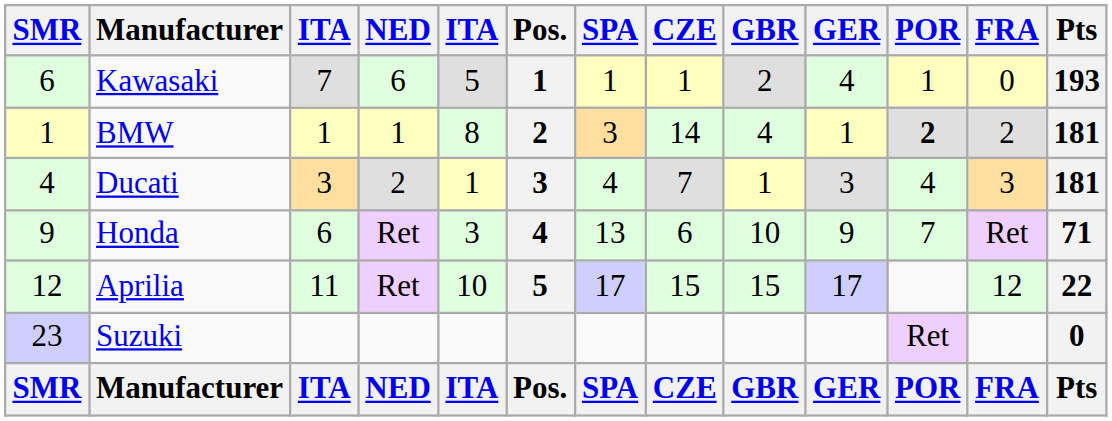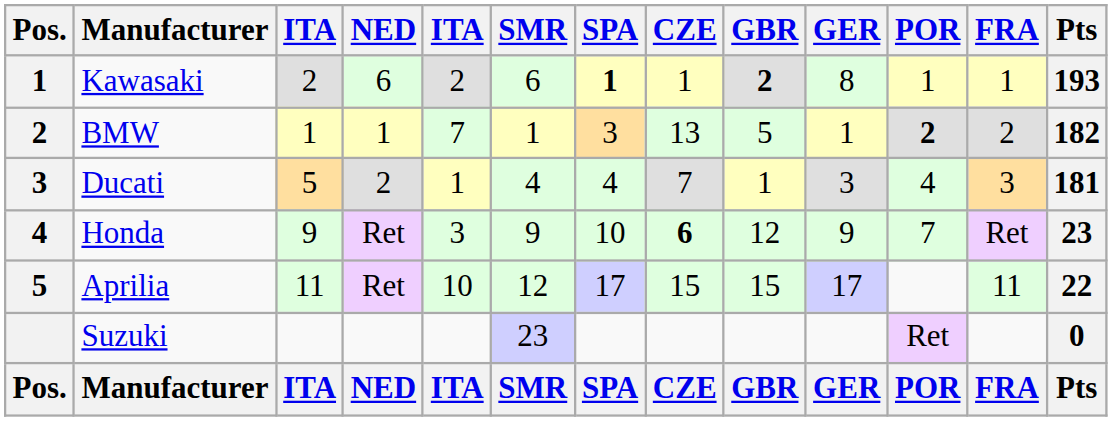columns swapped: (540, 29) <-> (47, 29)
(324, 80) 7 -> (310, 80) 2
(472, 80) 5 -> (457, 80) 2
(610, 80) normal -> (610, 80) bold
(765, 80) normal -> (765, 80) bold
(847, 80) 4 -> (847, 80) 8
(1007, 80) 0 -> (1007, 80) 1
(472, 131) 8 -> (457, 131) 7
(685, 131) 14 -> (685, 131) 13
(765, 131) 4 -> (765, 131) 5
(1077, 131) 181 -> (1077, 131) 182
(324, 183) 3 -> (310, 183) 5
(324, 234) 6 -> (310, 234) 9
(610, 234) 13 -> (610, 234) 10
(685, 234) normal -> (685, 234) bold
(765, 234) 10 -> (765, 234) 12
(1077, 234) 71 -> (1077, 234) 23
(1007, 285) 12 -> (1007, 285) 11
